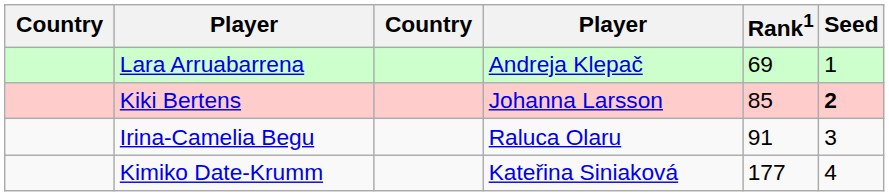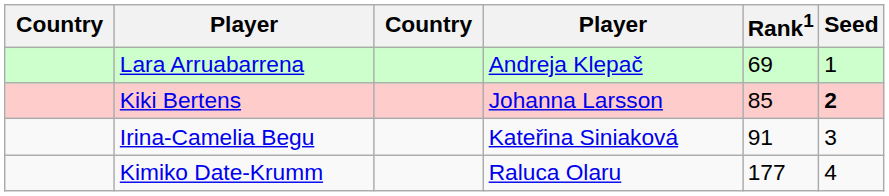(555, 136) Raluca Olaru -> (583, 136) Kateřina Siniaková
(583, 172) Kateřina Siniaková -> (555, 172) Raluca Olaru
